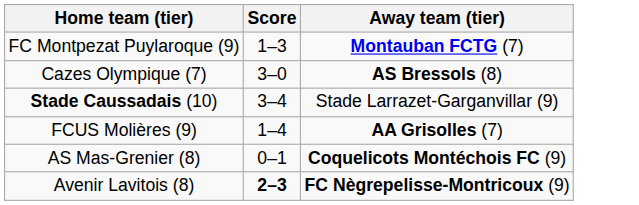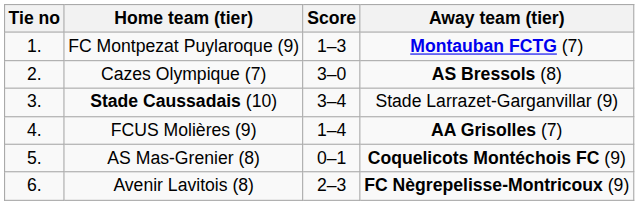+ column: (34, 18)
(272, 185) bold -> (332, 185) normal
